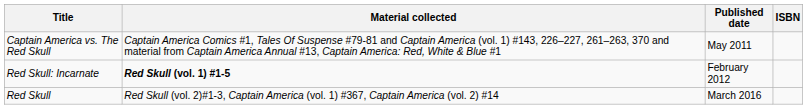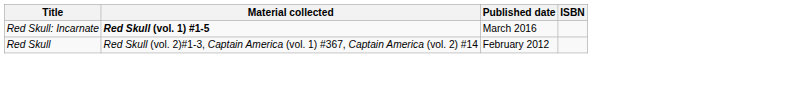- row: (63, 46)
(728, 73) February 2012 -> (510, 28) March 2016
(734, 95) March 2016 -> (516, 45) February 2012
